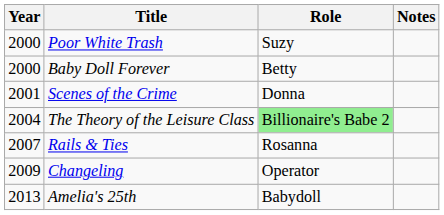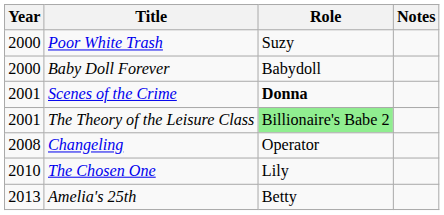(279, 68) Betty -> (291, 68) Babydoll
(283, 94) normal -> (285, 94) bold
(24, 119) 2004 -> (24, 119) 2001
- row: (88, 145)
(24, 171) 2009 -> (24, 145) 2008
+ row: (102, 171)
(291, 196) Babydoll -> (279, 196) Betty
